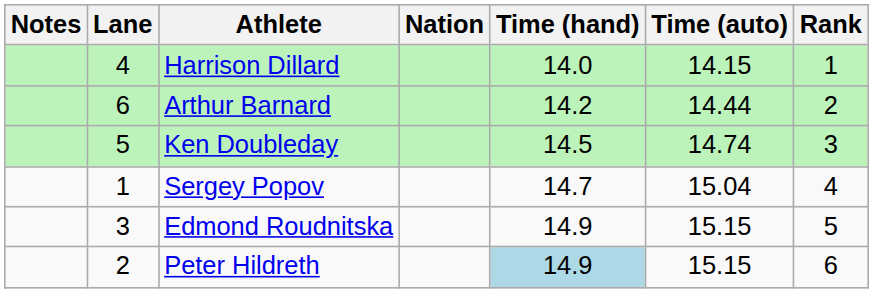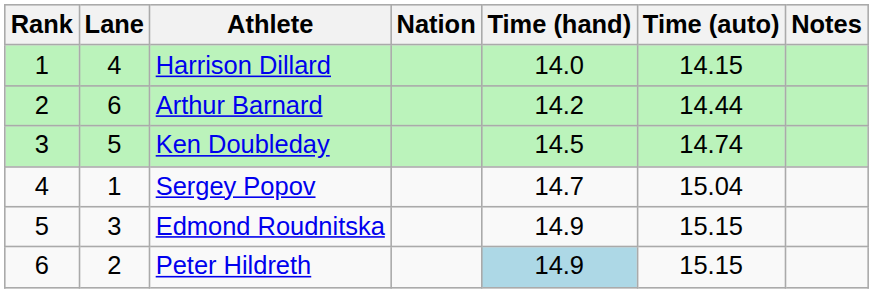columns swapped: (831, 24) <-> (46, 24)
